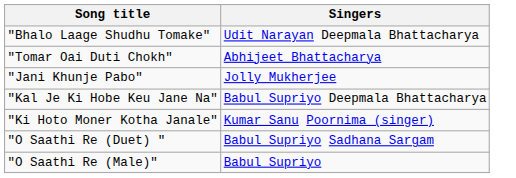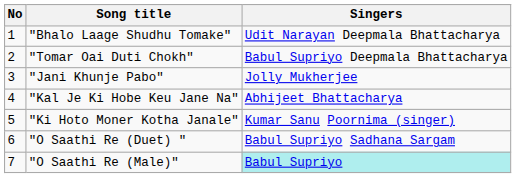+ column: (15, 15)
(303, 57) Abhijeet Bhattacharya -> (376, 57) Babul Supriyo Deepmala Bhattacharya
(355, 99) Babul Supriyo Deepmala Bhattacharya -> (324, 99) Abhijeet Bhattacharya
(273, 162) no background -> (294, 162) paleturquoise background
